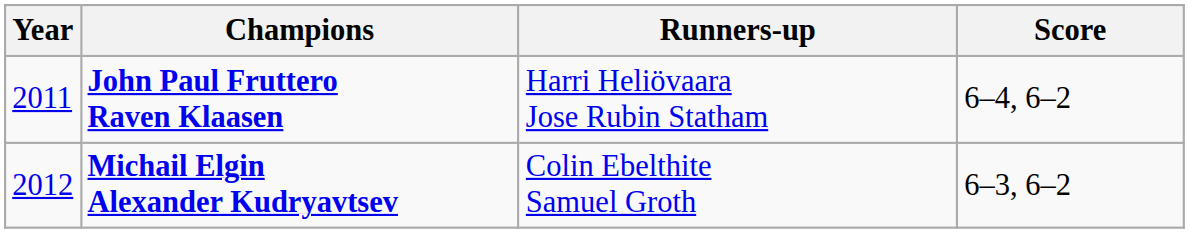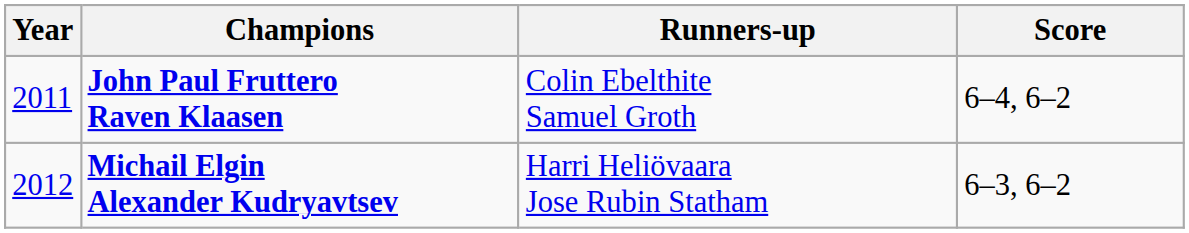(647, 98) Harri Heliövaara Jose Rubin Statham -> (619, 98) Colin Ebelthite Samuel Groth
(619, 184) Colin Ebelthite Samuel Groth -> (647, 184) Harri Heliövaara Jose Rubin Statham
